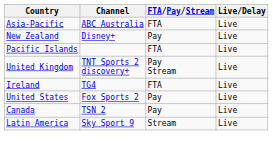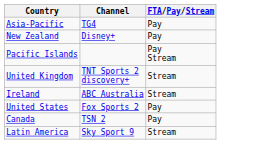- column: (242, 11)
(113, 24) ABC Australia -> (89, 24) TG4
(155, 24) FTA -> (155, 24) Pay
(155, 50) FTA -> (162, 54) Pay Stream
(162, 67) Pay Stream -> (162, 76) Stream
(89, 85) TG4 -> (113, 94) ABC Australia
(155, 85) FTA -> (162, 94) Stream
